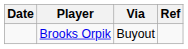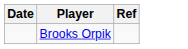- column: (136, 14)
